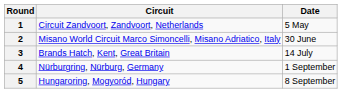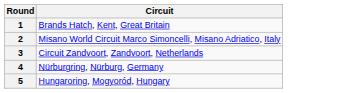- column: (310, 11)
(121, 25) Circuit Zandvoort, Zandvoort, Netherlands -> (104, 25) Brands Hatch, Kent, Great Britain
(104, 53) Brands Hatch, Kent, Great Britain -> (121, 53) Circuit Zandvoort, Zandvoort, Netherlands
